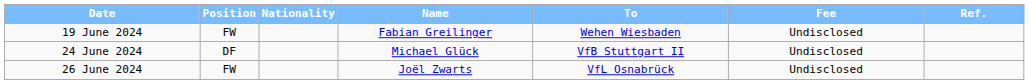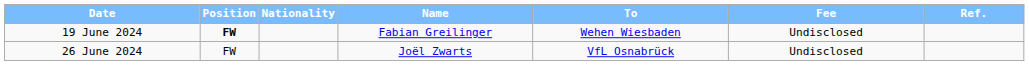(229, 32) normal -> (229, 32) bold
- row: (102, 51)
